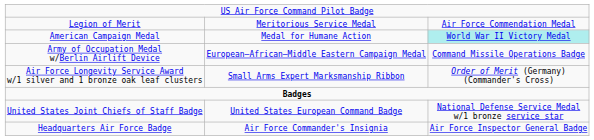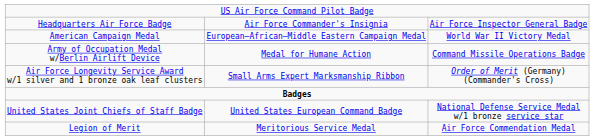rows swapped: (105, 24) <-> (105, 129)
(316, 37) Medal for Humane Action -> (316, 37) European–African–Middle Eastern Campaign Medal
(509, 37) paleturquoise background -> (509, 37) no background
(316, 54) European–African–Middle Eastern Campaign Medal -> (316, 54) Medal for Humane Action
